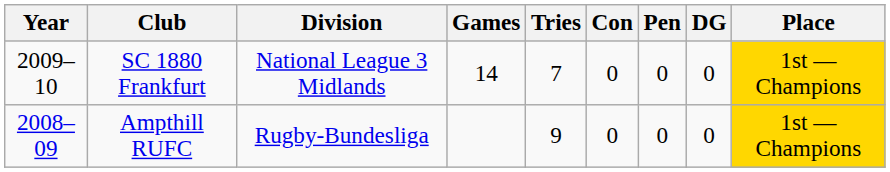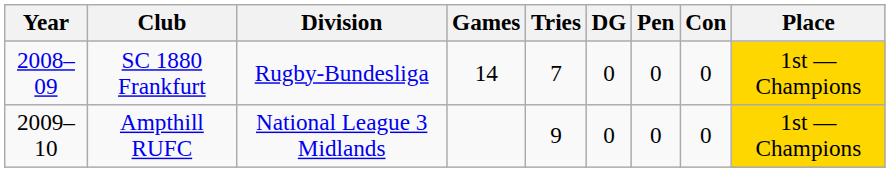columns swapped: (612, 22) <-> (709, 22)
(46, 72) 2009–10 -> (46, 72) 2008–09
(342, 72) National League 3 Midlands -> (342, 72) Rugby-Bundesliga
(46, 135) 2008–09 -> (46, 135) 2009–10
(342, 135) Rugby-Bundesliga -> (342, 135) National League 3 Midlands
